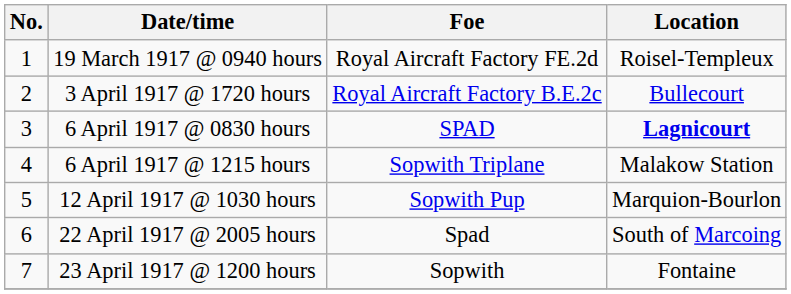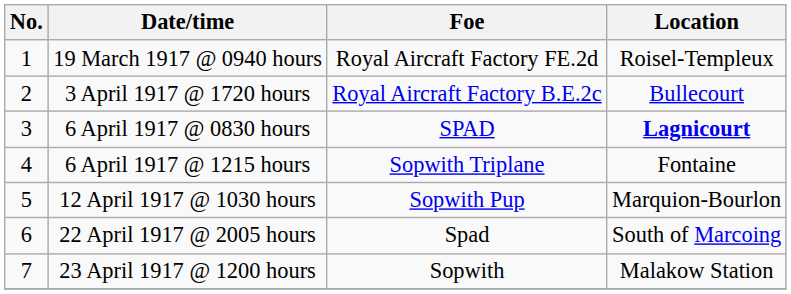(697, 164) Malakow Station -> (697, 164) Fontaine
(697, 270) Fontaine -> (697, 270) Malakow Station
